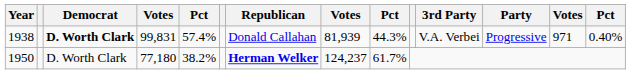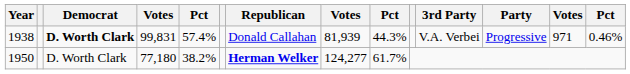(606, 36) 0.40% -> (606, 36) 0.46%
(346, 58) 124,237 -> (346, 58) 124,277
